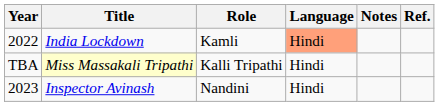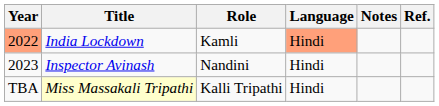(23, 40) no background -> (23, 40) lightsalmon background
rows swapped: (100, 88) <-> (119, 64)
